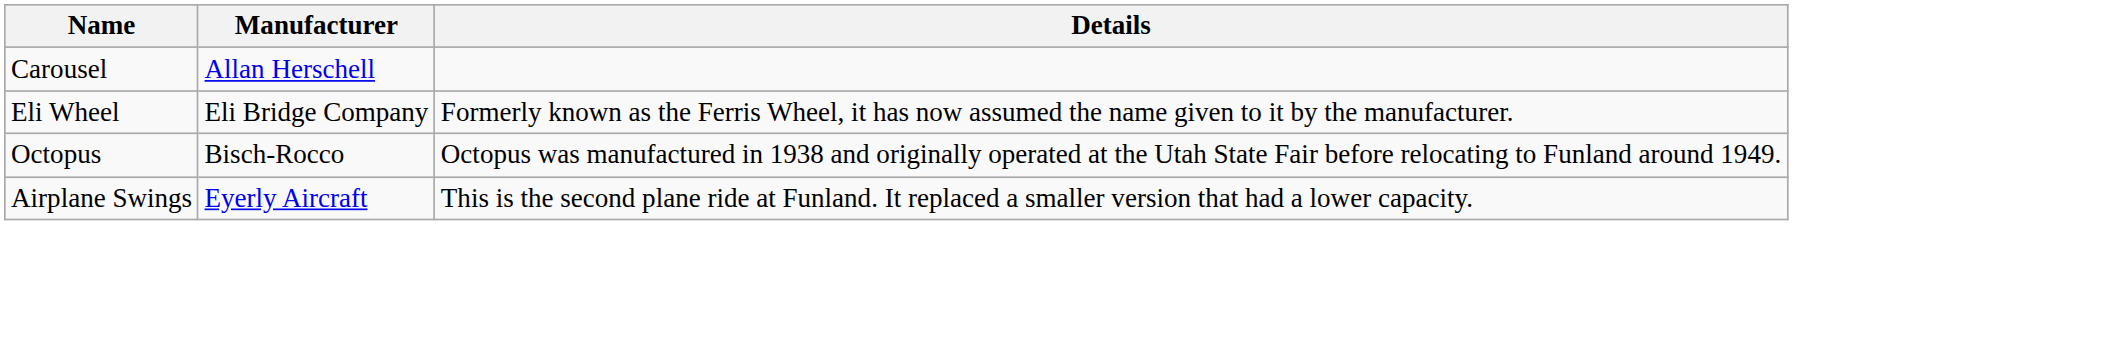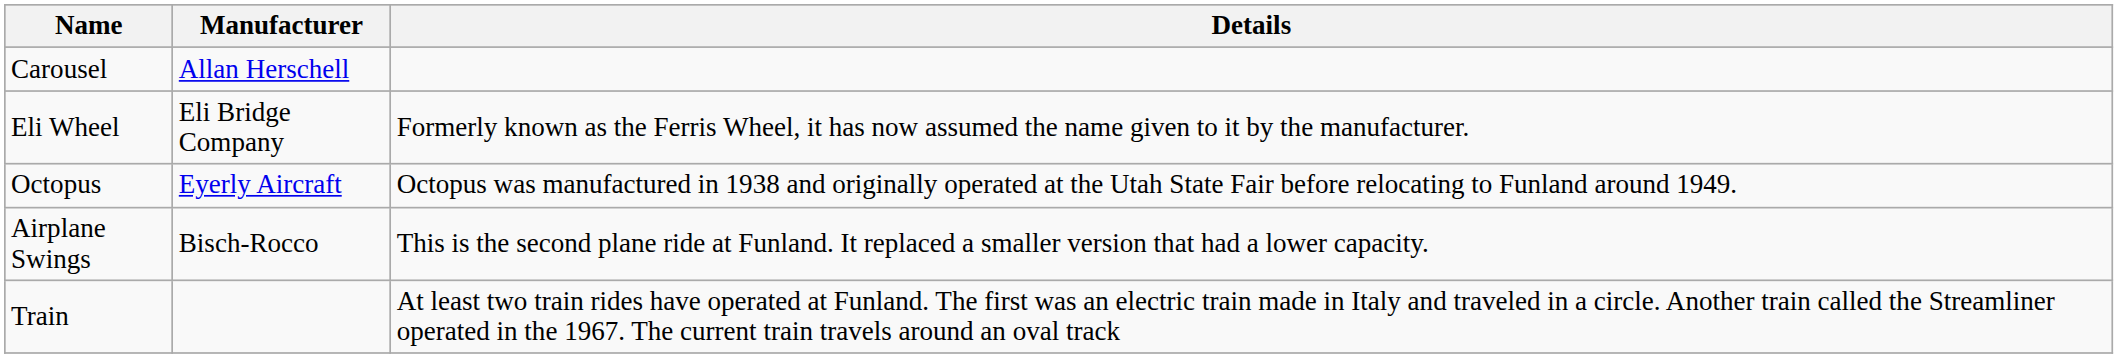(274, 154) Bisch-Rocco -> (260, 185) Eyerly Aircraft
(286, 197) Eyerly Aircraft -> (249, 243) Bisch-Rocco
+ row: (40, 316)
